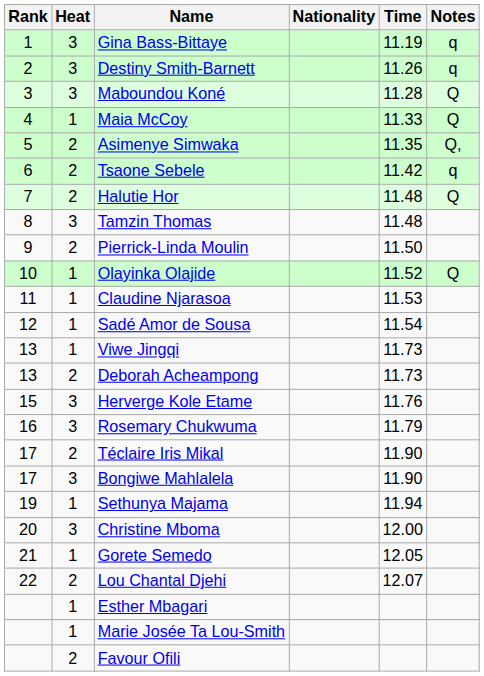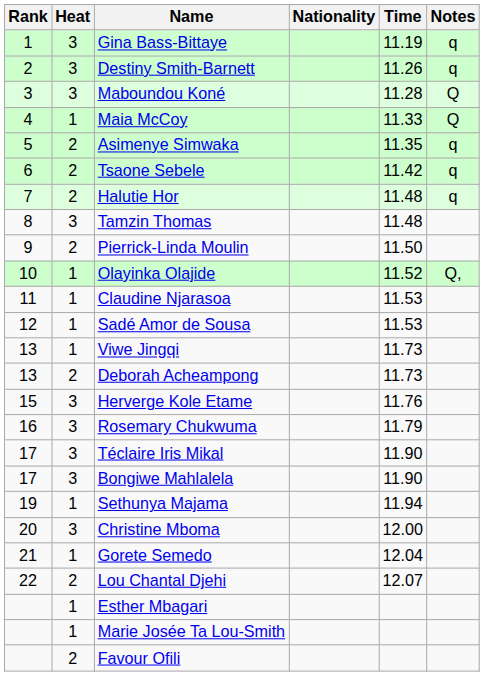(453, 145) Q, -> (453, 145) q
(453, 196) Q -> (453, 196) q
(453, 273) Q -> (453, 273) Q,
(403, 324) 11.54 -> (403, 324) 11.53
(73, 453) 2 -> (73, 453) 3
(403, 555) 12.05 -> (403, 555) 12.04
